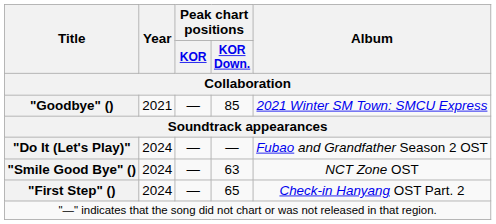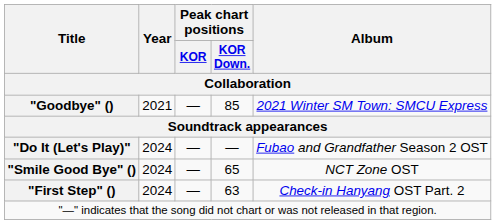(232, 169) 63 -> (232, 169) 65
(232, 190) 65 -> (232, 190) 63
